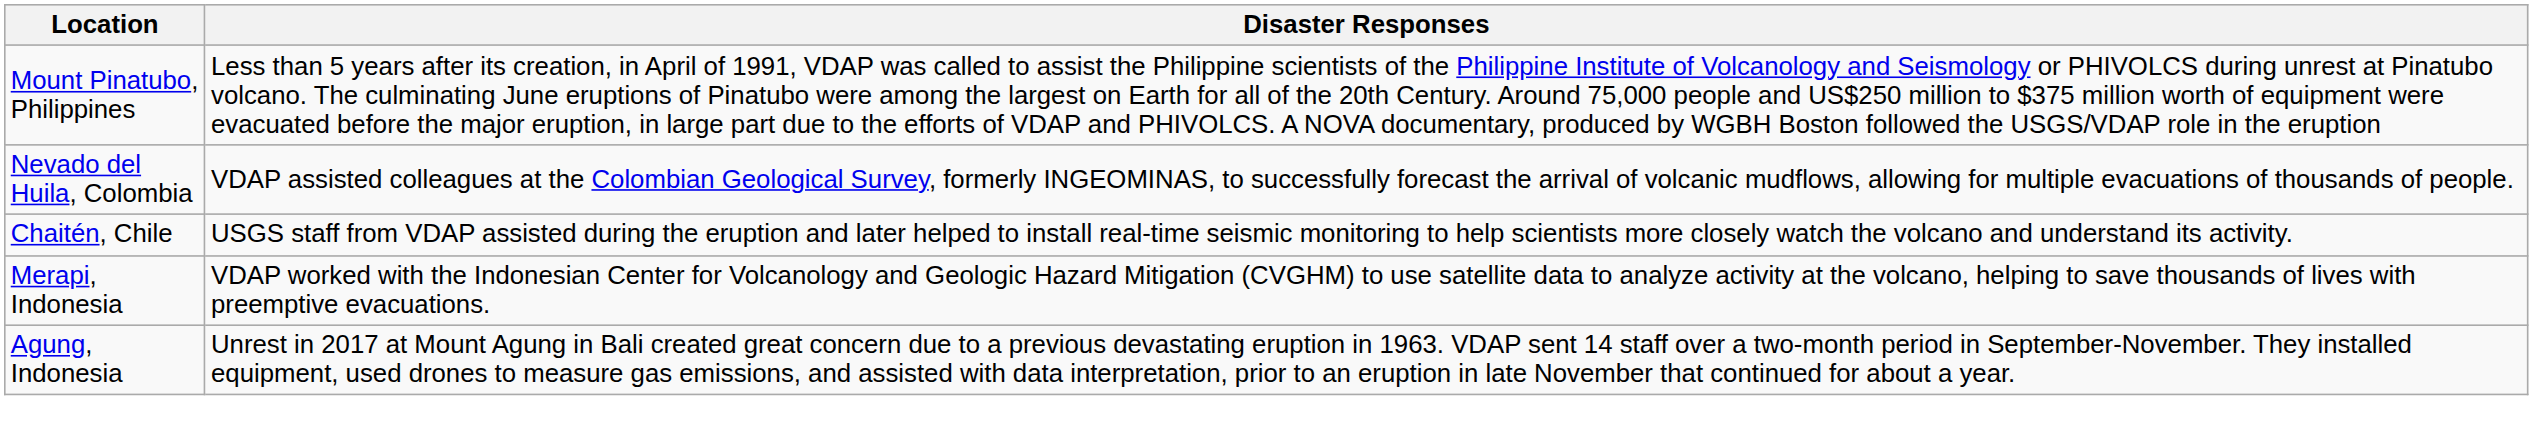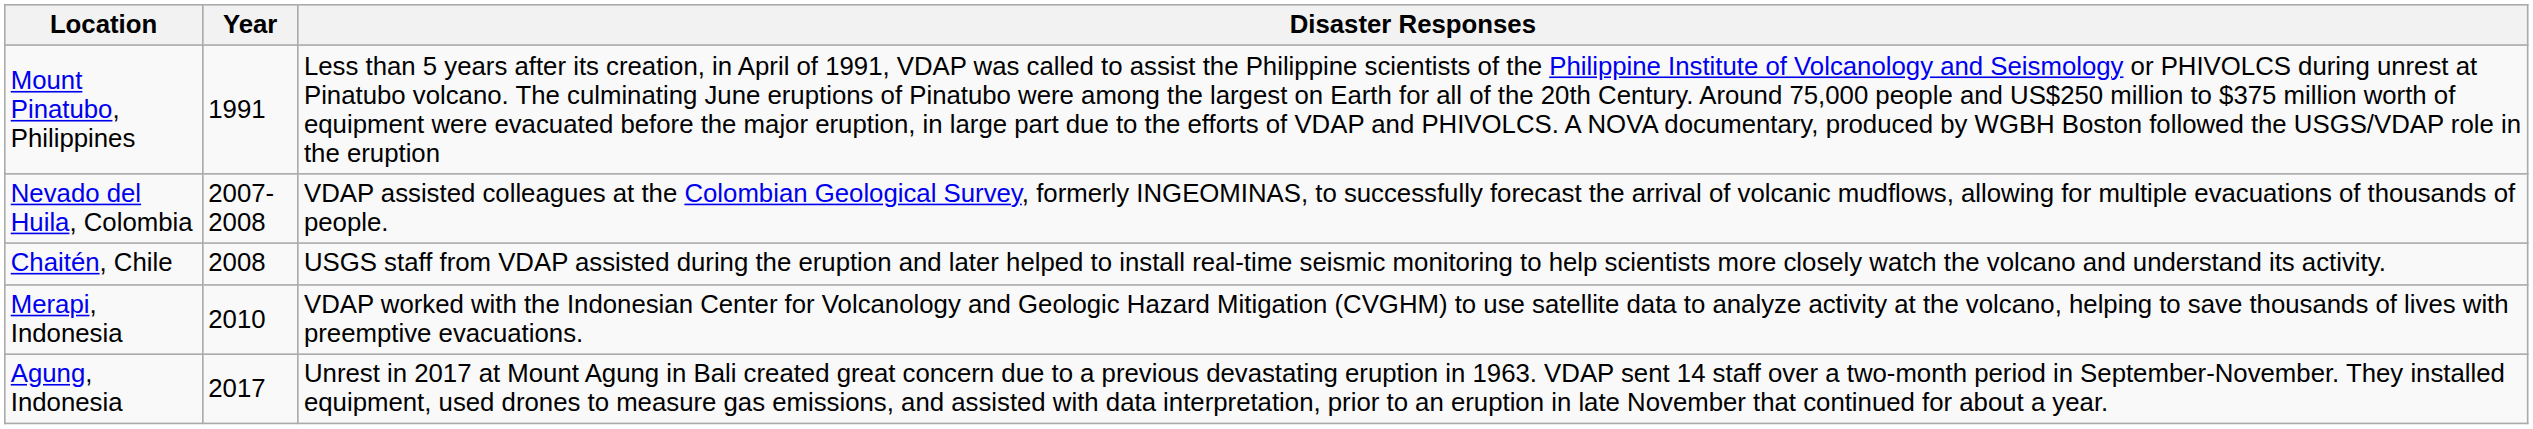+ column: (250, 24)
